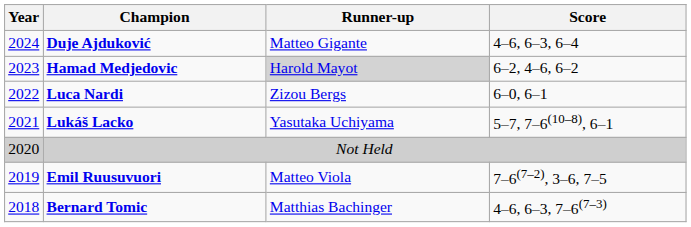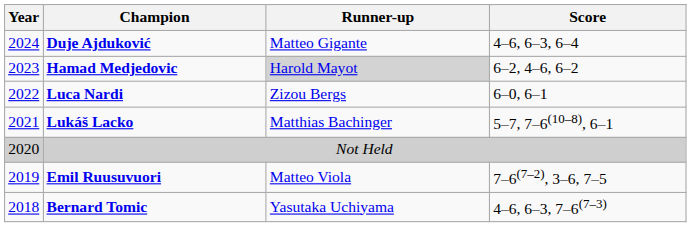(332, 122) Yasutaka Uchiyama -> (331, 122) Matthias Bachinger
(331, 207) Matthias Bachinger -> (332, 207) Yasutaka Uchiyama
